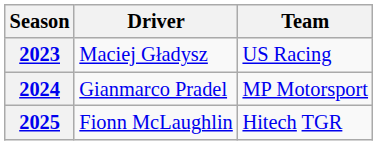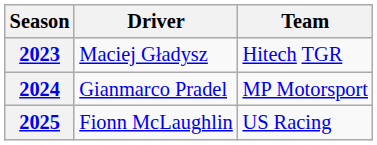(287, 54) US Racing -> (292, 54) Hitech TGR
(292, 121) Hitech TGR -> (287, 121) US Racing
